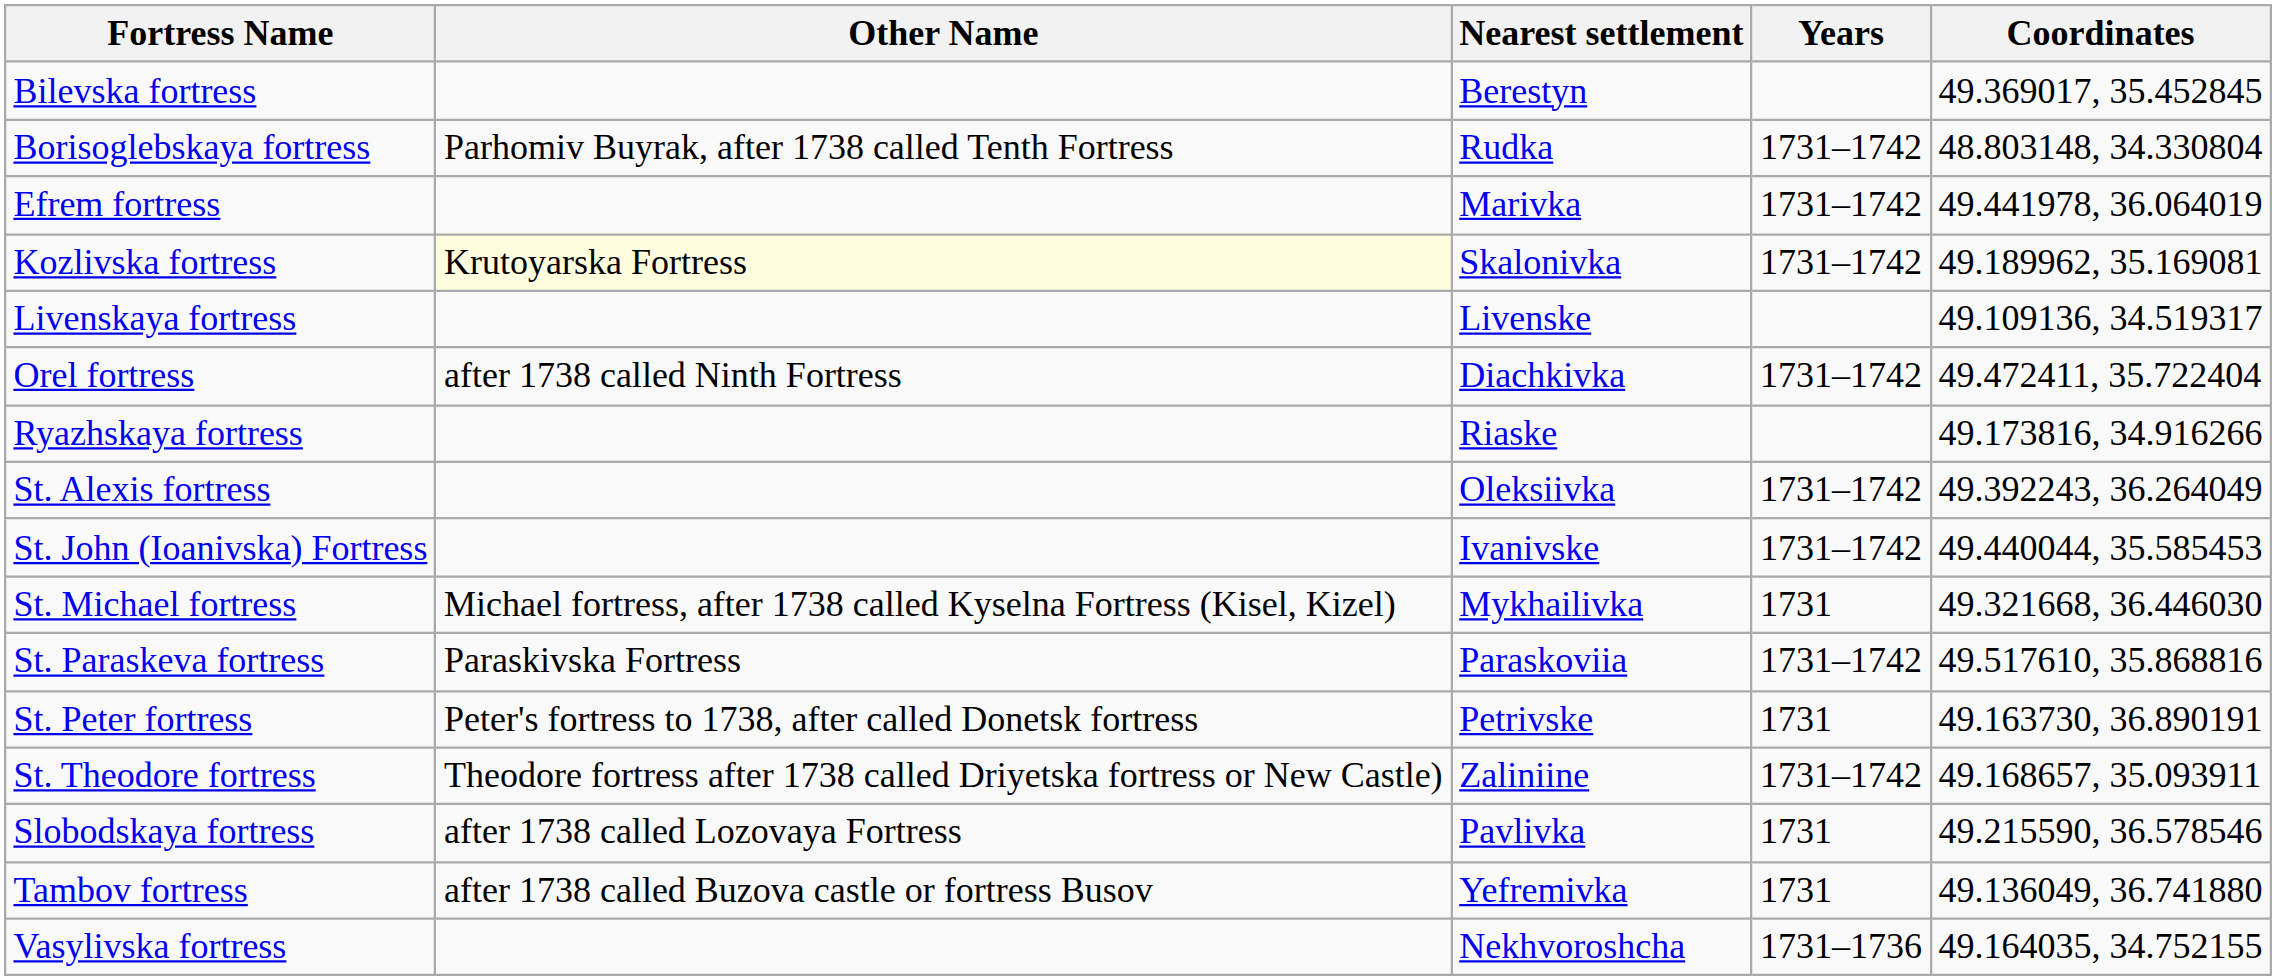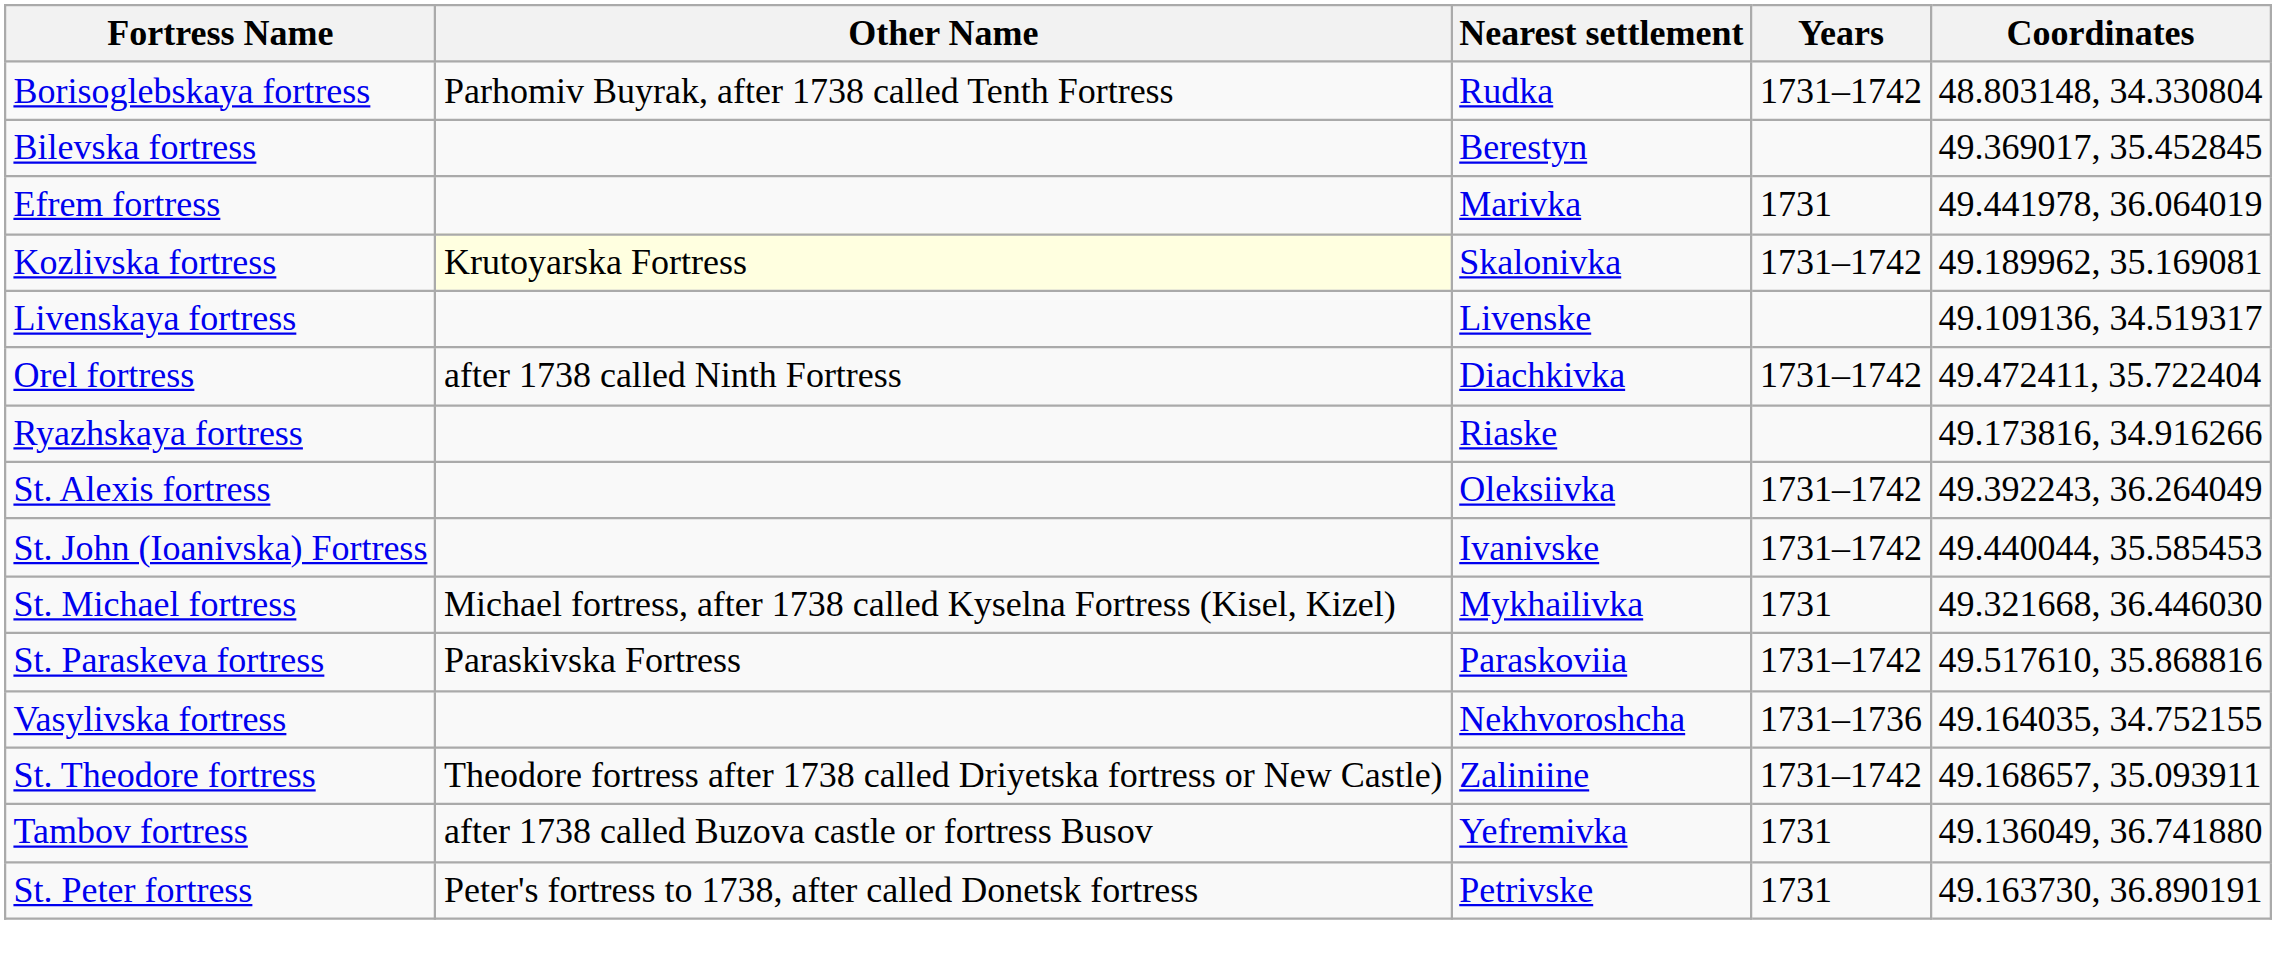rows swapped: (192, 147) <-> (135, 90)
(1841, 204) 1731–1742 -> (1796, 204) 1731
rows swapped: (133, 718) <-> (150, 946)
- row: (164, 832)
